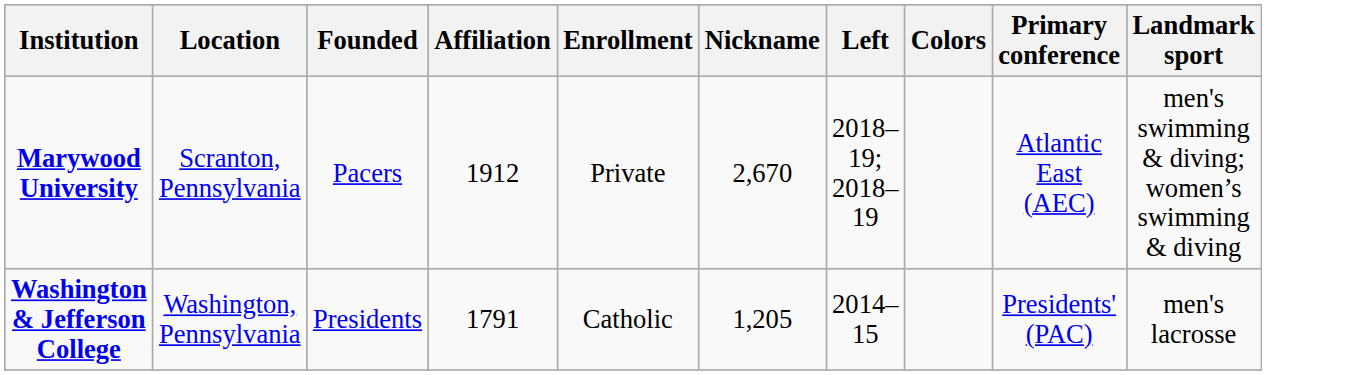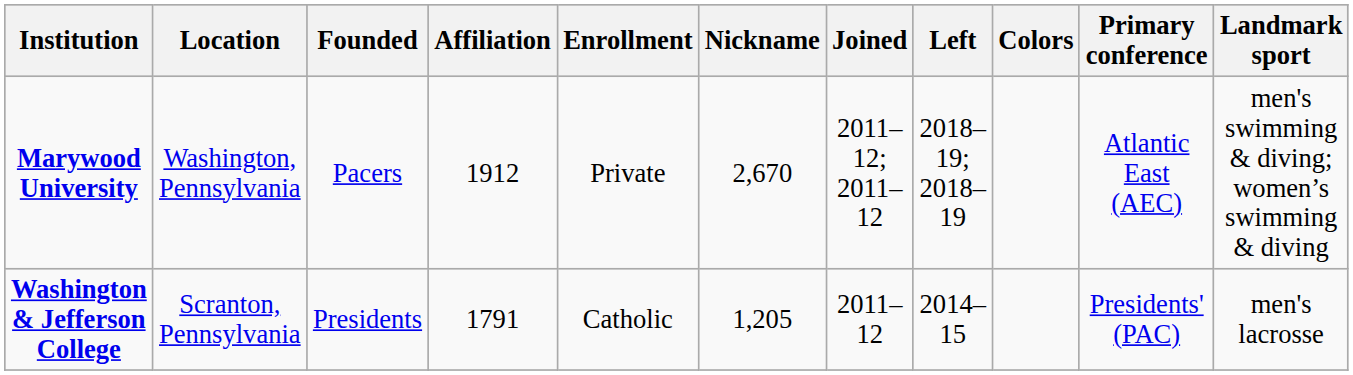+ column: (870, 40)
(230, 172) Scranton, Pennsylvania -> (230, 172) Washington, Pennsylvania
(230, 318) Washington, Pennsylvania -> (230, 318) Scranton, Pennsylvania
